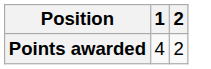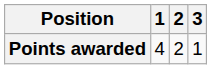+ column: (198, 19)
